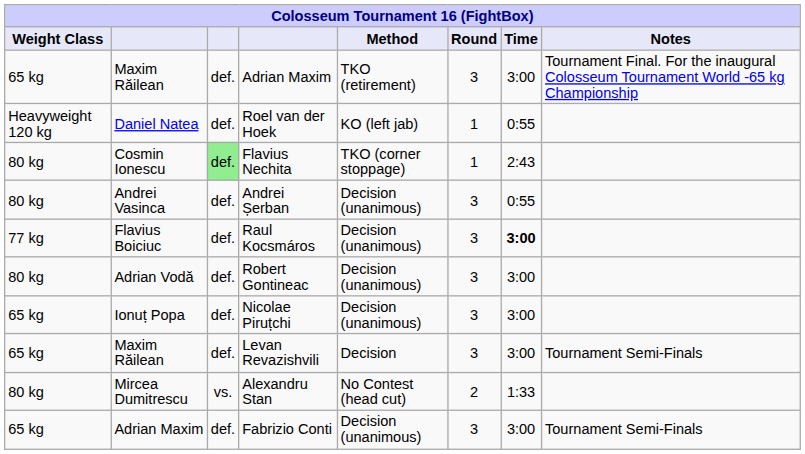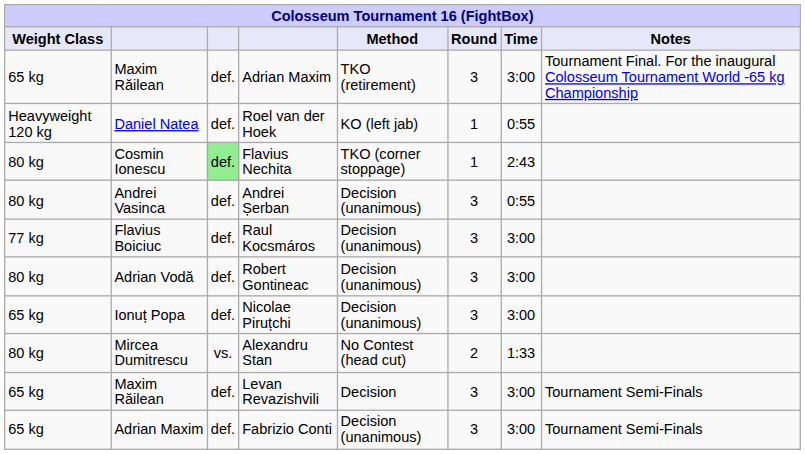(521, 238) bold -> (521, 238) normal
rows swapped: (275, 391) <-> (281, 353)
